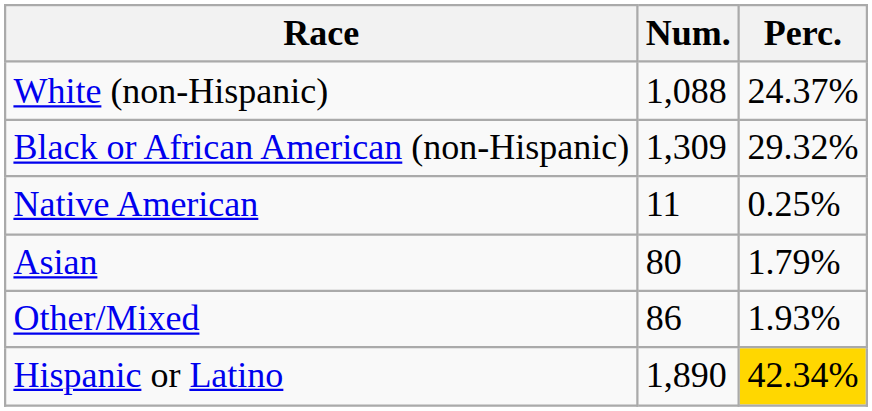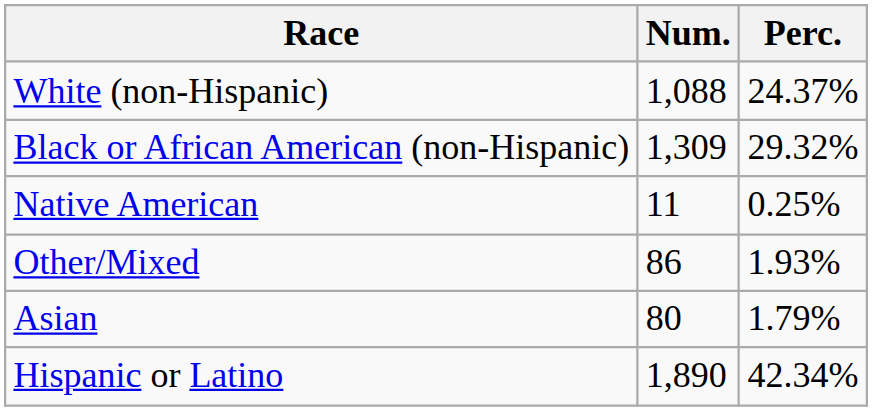rows swapped: (55, 261) <-> (106, 318)
(803, 375) gold background -> (803, 375) no background
